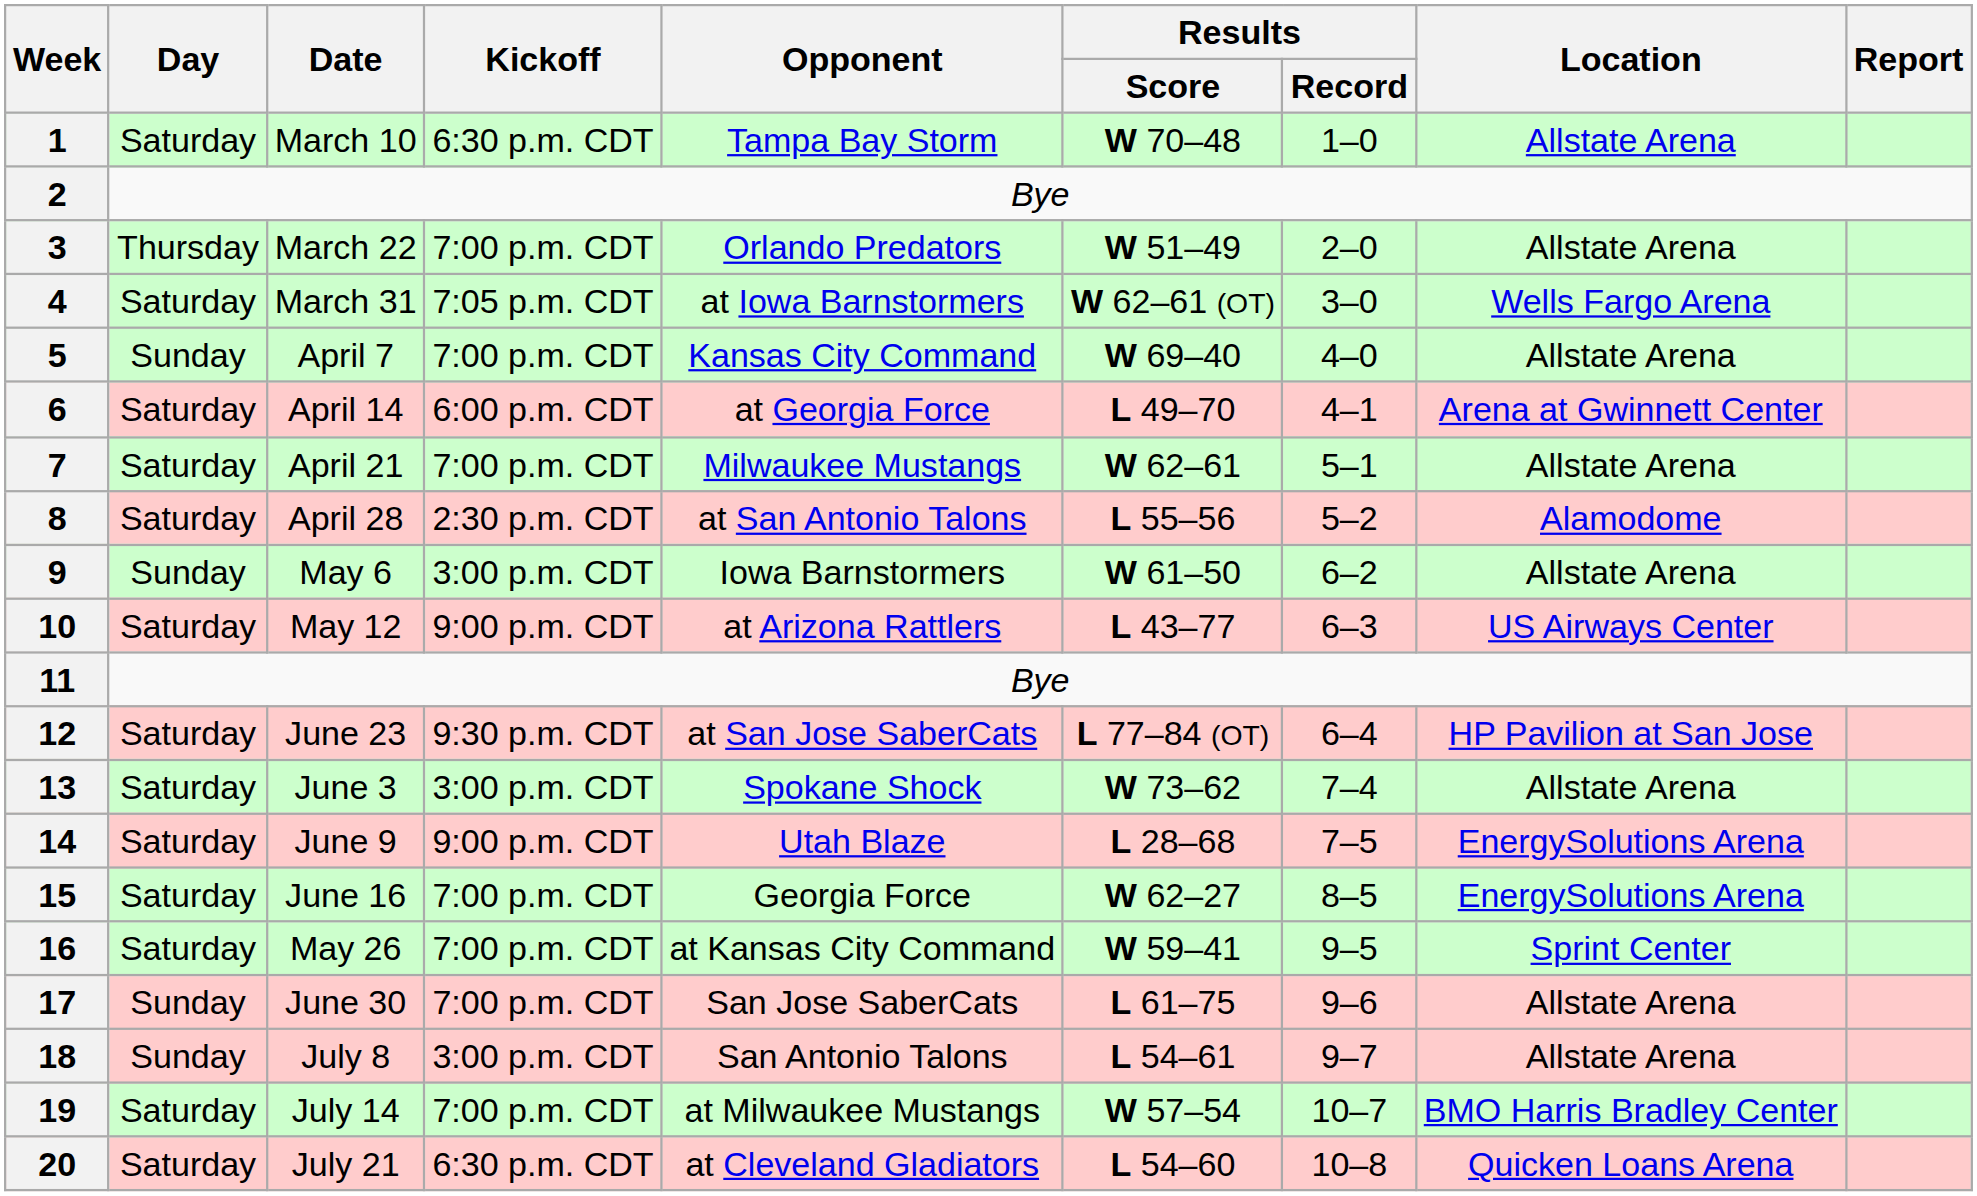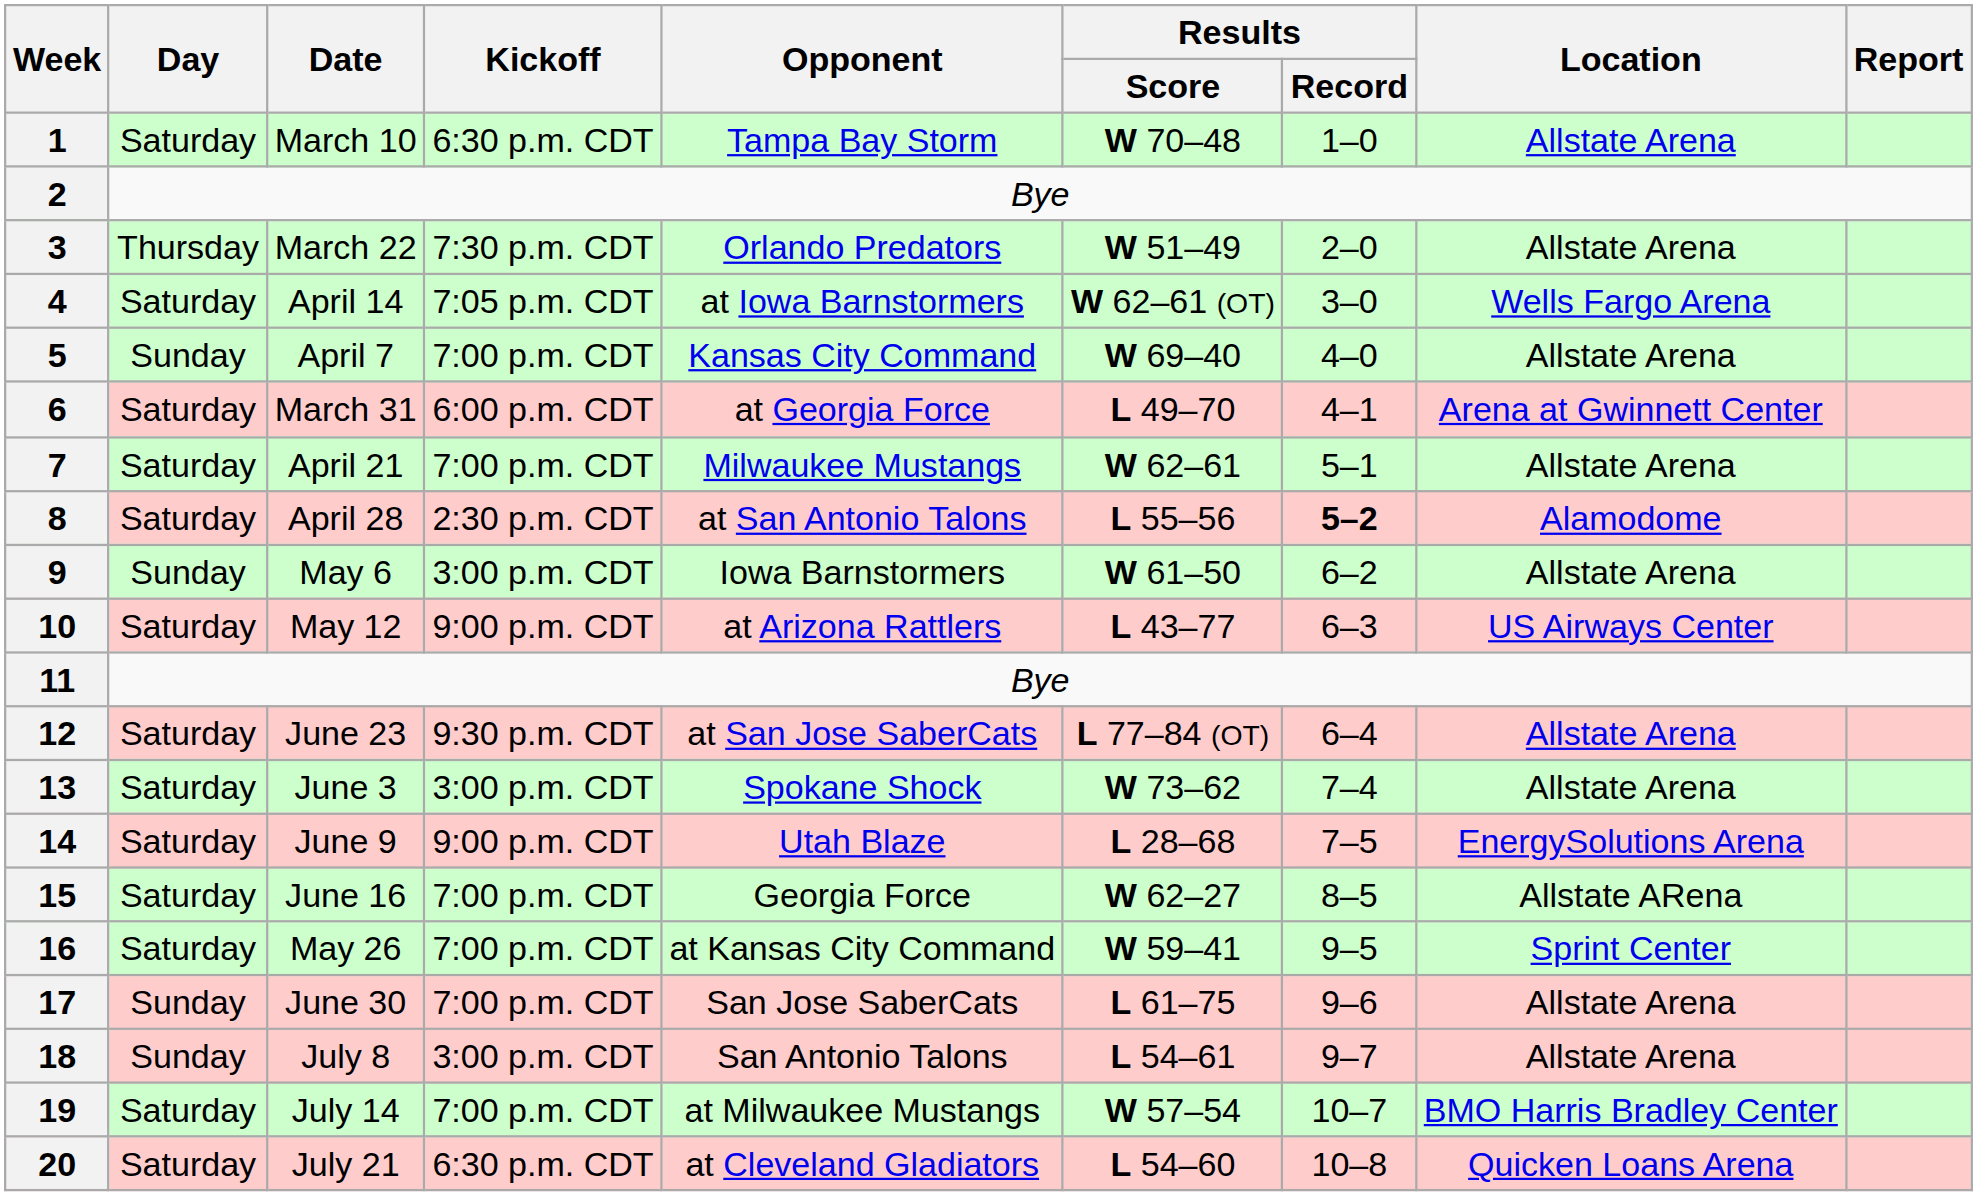(543, 248) 7:00 p.m. CDT -> (543, 248) 7:30 p.m. CDT
(346, 302) March 31 -> (346, 302) April 14
(346, 410) April 14 -> (346, 410) March 31
(1349, 517) normal -> (1349, 517) bold
(1631, 733) HP Pavilion at San Jose -> (1631, 733) Allstate Arena
(1631, 895) EnergySolutions Arena -> (1631, 895) Allstate ARena
